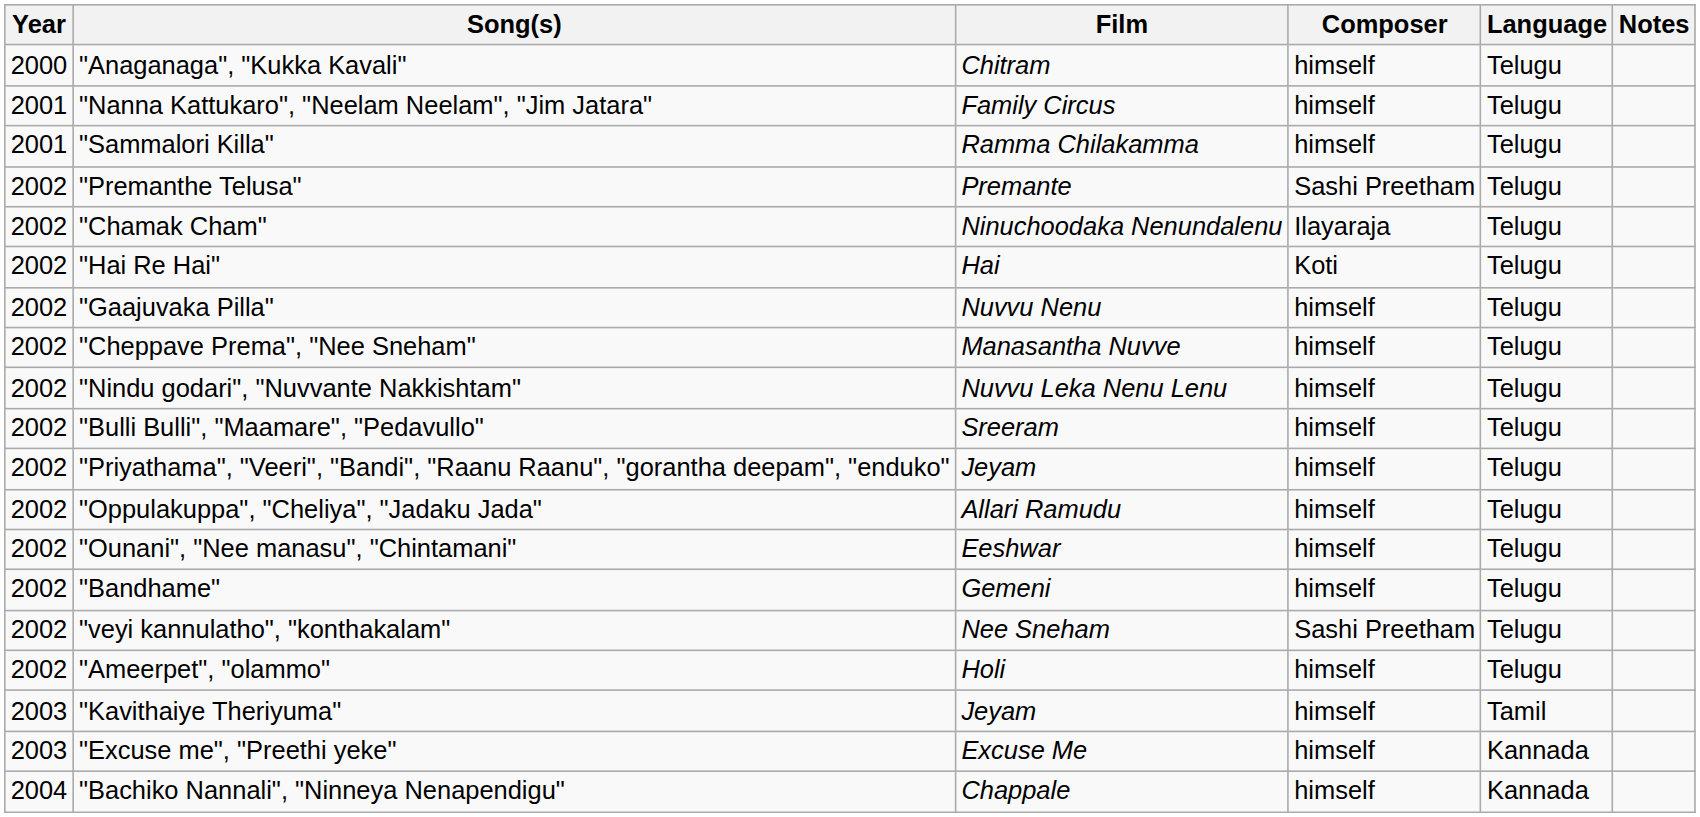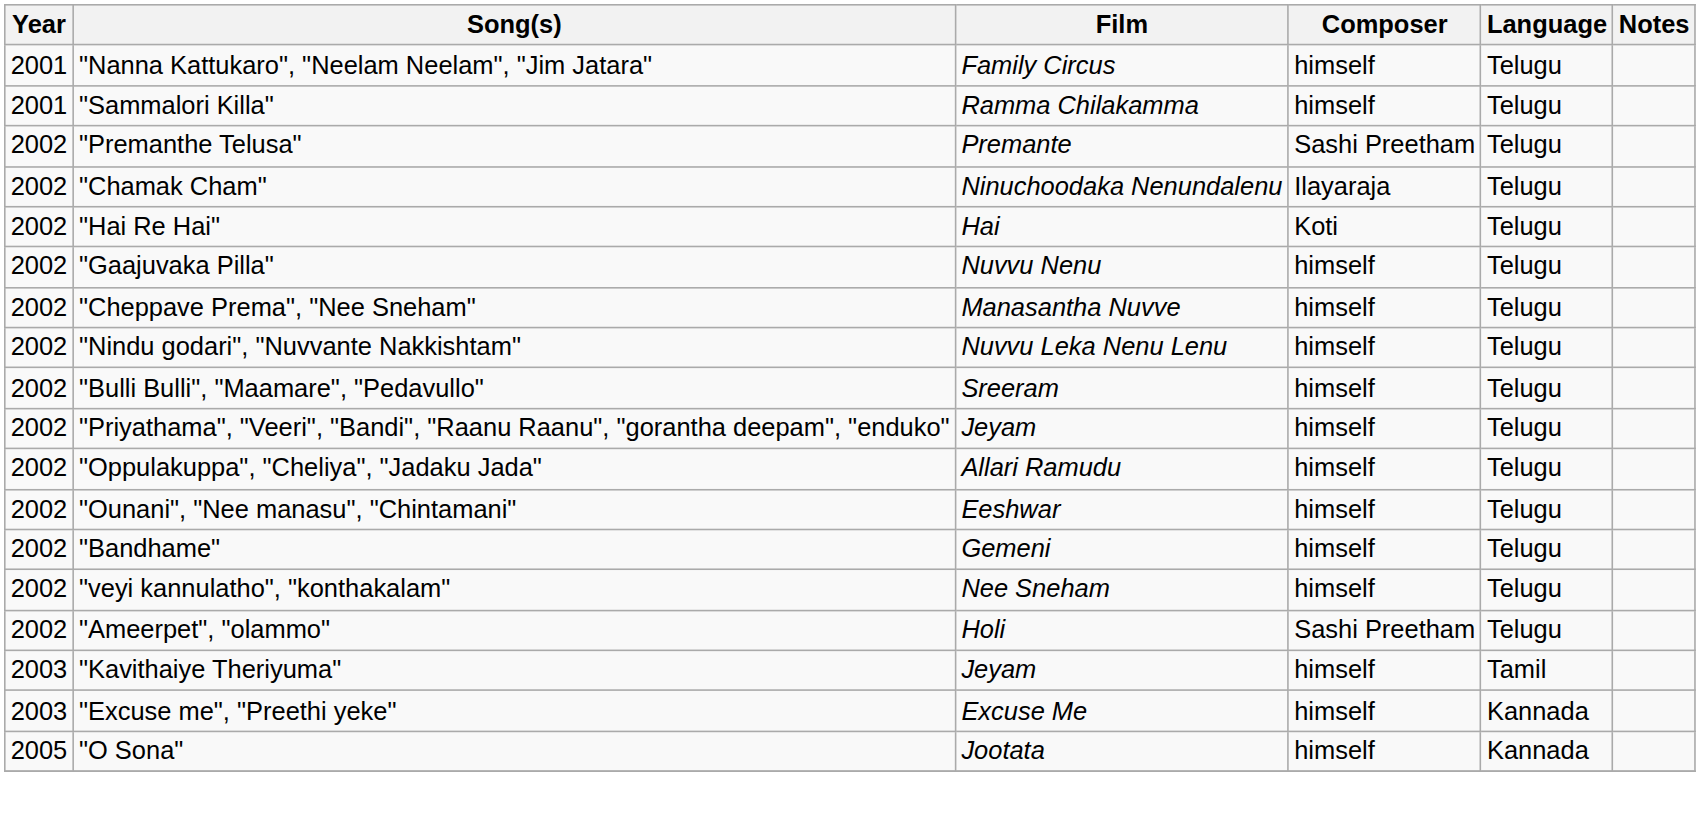- row: (243, 65)
(1385, 629) Sashi Preetham -> (1334, 589) himself
(1334, 670) himself -> (1385, 629) Sashi Preetham
- row: (322, 791)
+ row: (131, 750)
